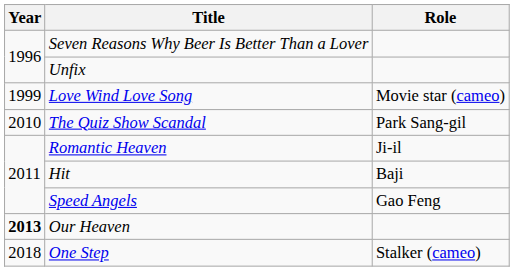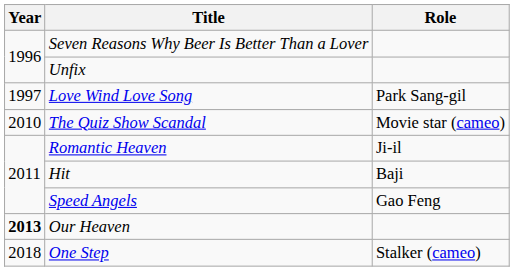(25, 95) 1999 -> (25, 95) 1997
(440, 95) Movie star (cameo) -> (421, 95) Park Sang-gil
(421, 122) Park Sang-gil -> (440, 122) Movie star (cameo)
